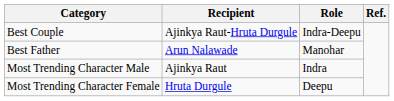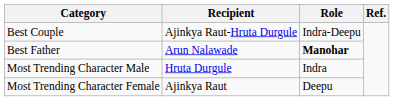(323, 50) normal -> (326, 50) bold
(196, 68) Ajinkya Raut -> (198, 68) Hruta Durgule
(198, 86) Hruta Durgule -> (196, 86) Ajinkya Raut
